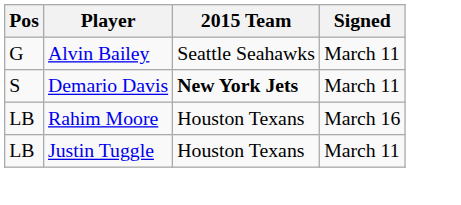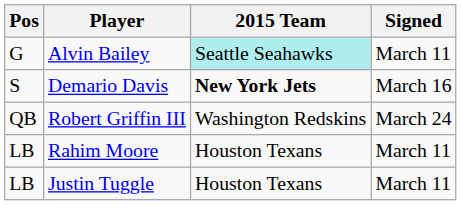(246, 53) no background -> (264, 53) paleturquoise background
(362, 86) March 11 -> (413, 86) March 16
+ row: (117, 118)
(362, 118) March 16 -> (413, 151) March 11
